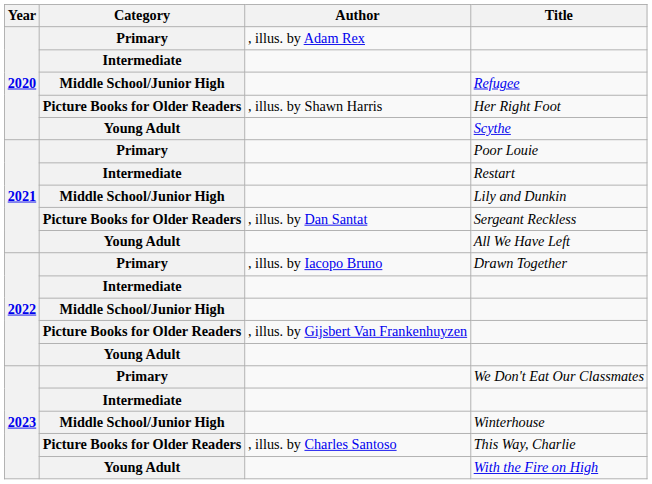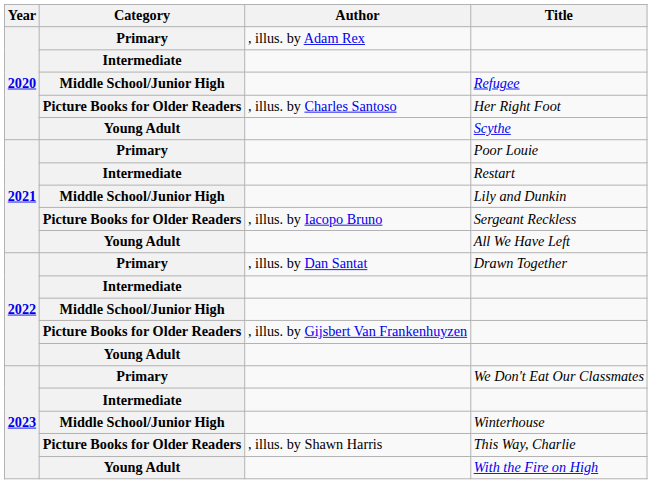(315, 106) , illus. by Shawn Harris -> (322, 106) , illus. by Charles Santoso
(308, 219) , illus. by Dan Santat -> (315, 219) , illus. by Iacopo Bruno
(315, 264) , illus. by Iacopo Bruno -> (308, 264) , illus. by Dan Santat
(322, 444) , illus. by Charles Santoso -> (315, 444) , illus. by Shawn Harris
